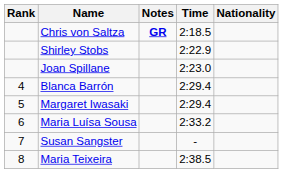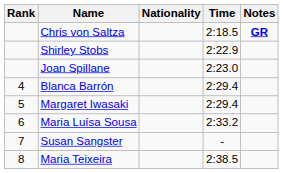columns swapped: (246, 13) <-> (158, 13)
